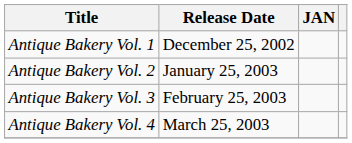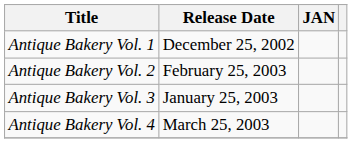(220, 71) January 25, 2003 -> (224, 71) February 25, 2003
(224, 97) February 25, 2003 -> (220, 97) January 25, 2003
